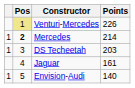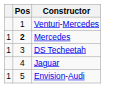- column: (116, 10)
(22, 24) khaki background -> (22, 24) no background
